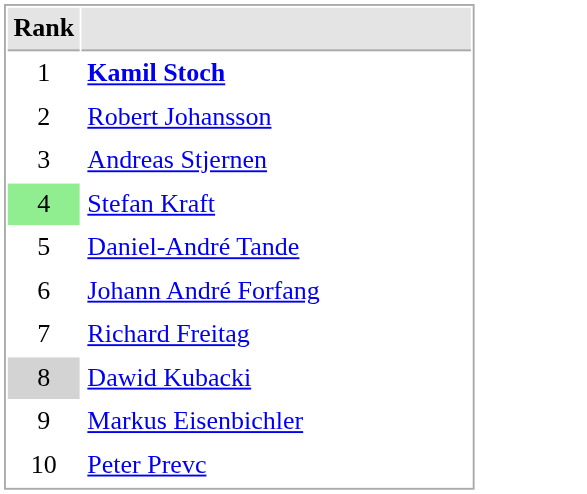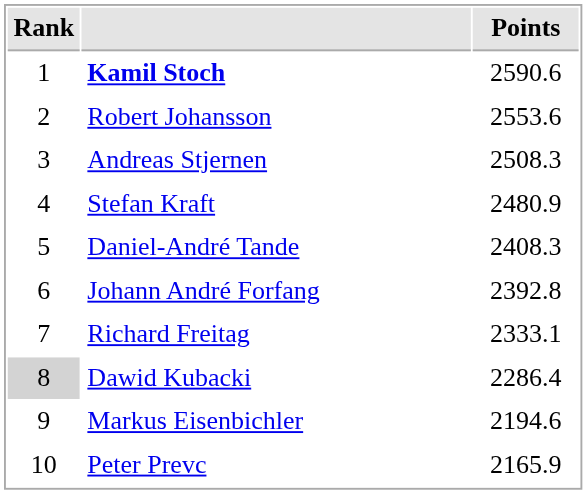+ column: (526, 28)
(44, 203) lightgreen background -> (44, 203) no background
